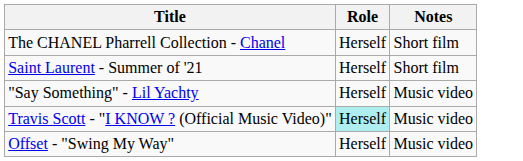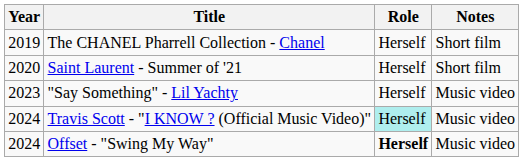+ column: (24, 17)
(363, 144) normal -> (403, 144) bold
